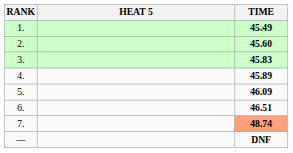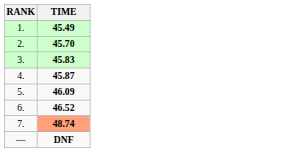- column: (136, 12)
(261, 44) 45.60 -> (64, 44) 45.70
(261, 76) 45.89 -> (64, 76) 45.87
(261, 108) 46.51 -> (64, 108) 46.52
